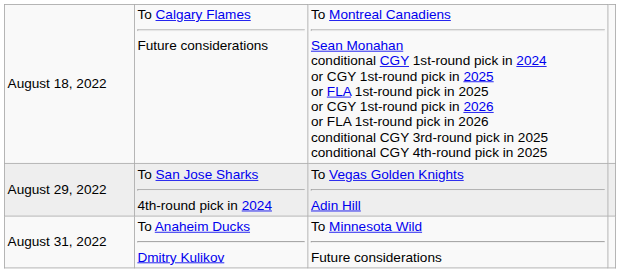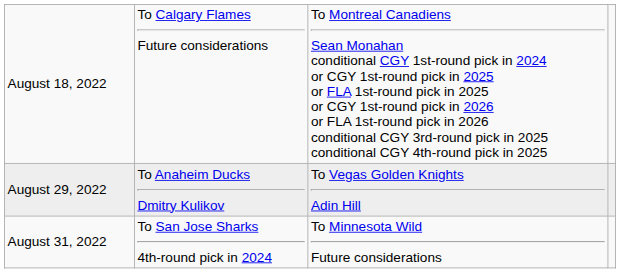(221, 189) To San Jose Sharks 4th-round pick in 2024 -> (221, 189) To Anaheim Ducks Dmitry Kulikov
(221, 242) To Anaheim Ducks Dmitry Kulikov -> (221, 242) To San Jose Sharks 4th-round pick in 2024
